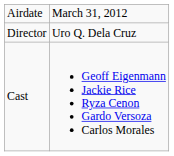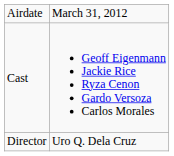rows swapped: (27, 32) <-> (18, 96)
